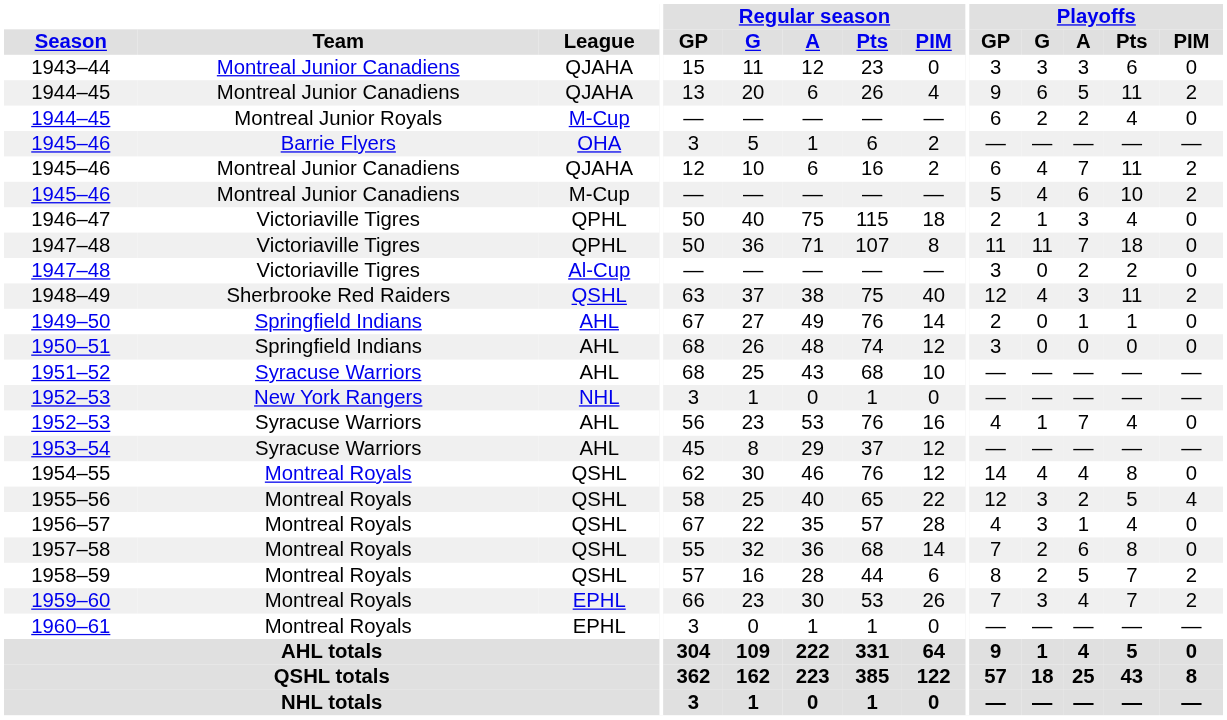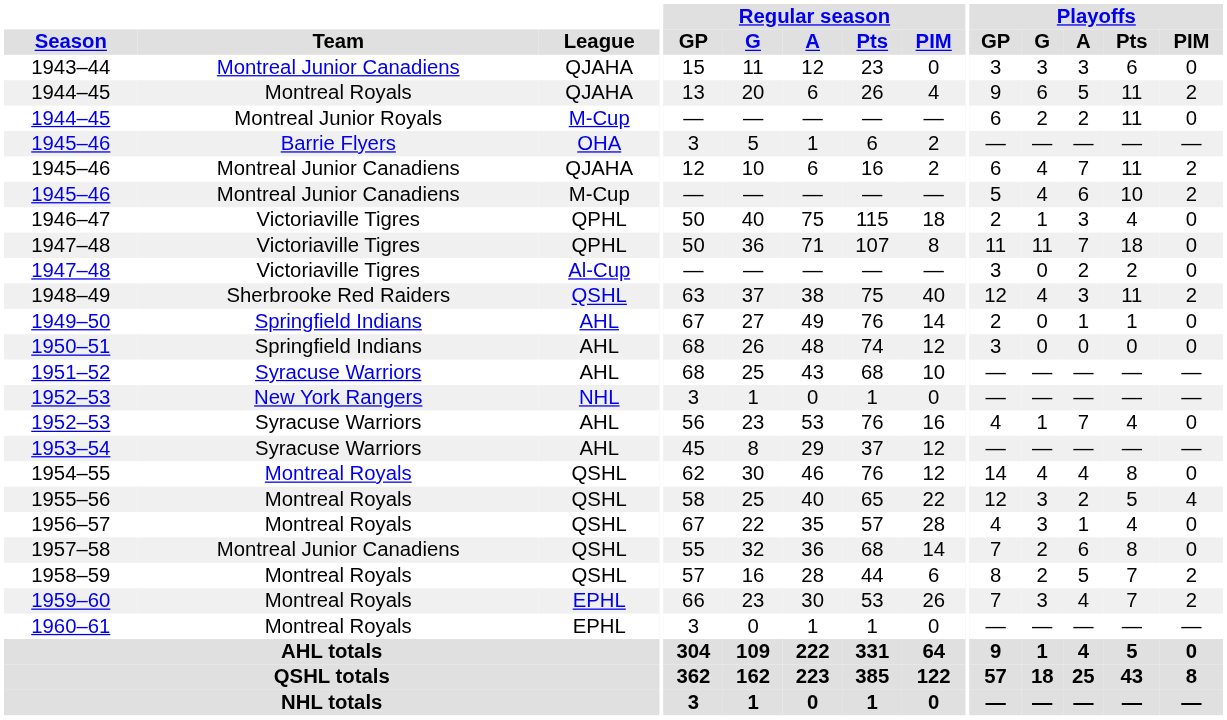(338, 92) Montreal Junior Canadiens -> (338, 92) Montreal Royals
(1132, 118) 4 -> (1132, 118) 11
(338, 549) Montreal Royals -> (338, 549) Montreal Junior Canadiens
